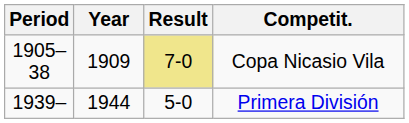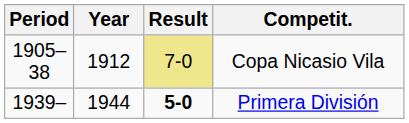(109, 61) 1909 -> (109, 61) 1912
(178, 103) normal -> (178, 103) bold
